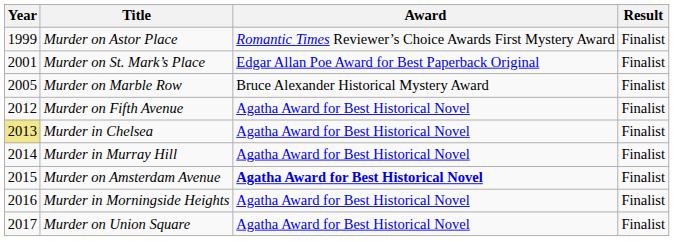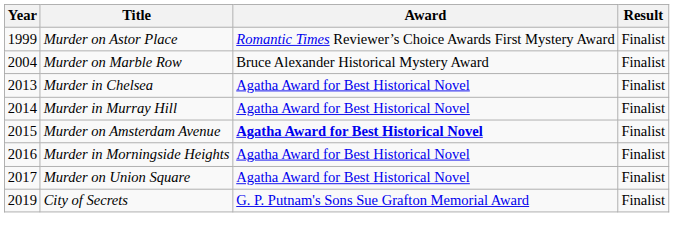- row: (124, 62)
(22, 85) 2005 -> (22, 62) 2004
- row: (113, 108)
(22, 131) khaki background -> (22, 85) no background
+ row: (86, 200)
